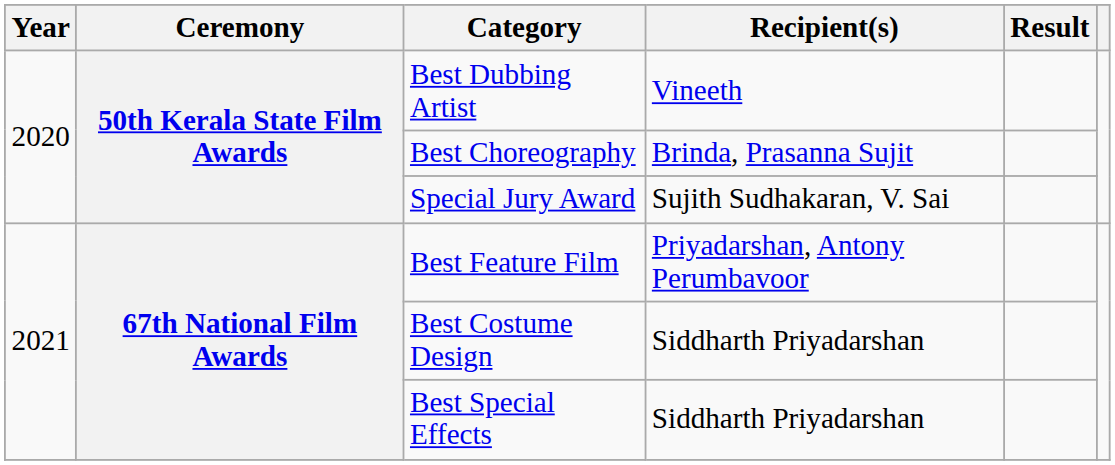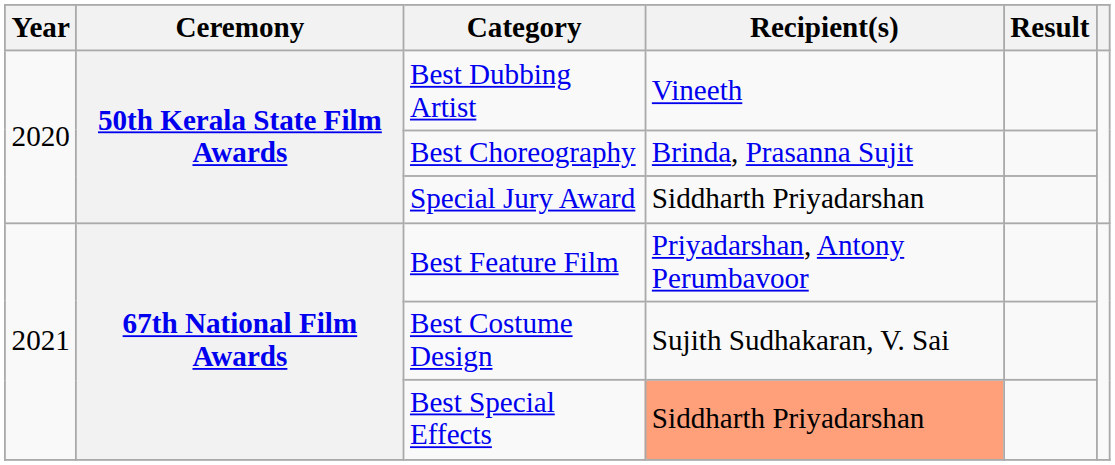(801, 198) Sujith Sudhakaran, V. Sai -> (788, 198) Siddharth Priyadarshan
(788, 340) Siddharth Priyadarshan -> (801, 340) Sujith Sudhakaran, V. Sai
(788, 419) no background -> (788, 419) lightsalmon background
